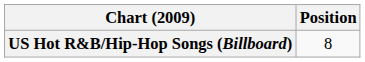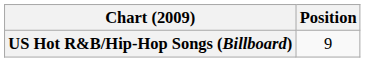(328, 43) 8 -> (328, 43) 9
